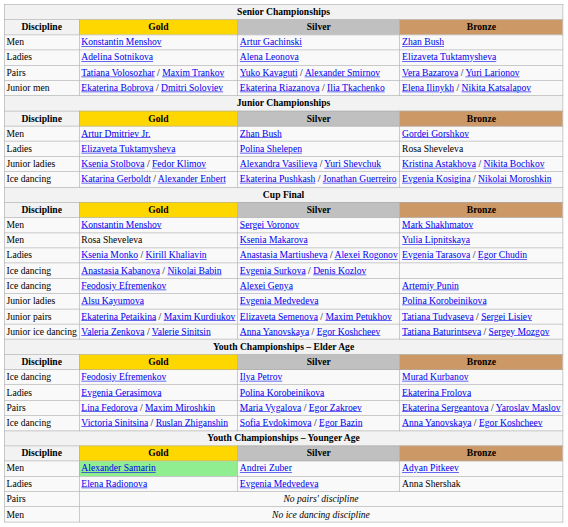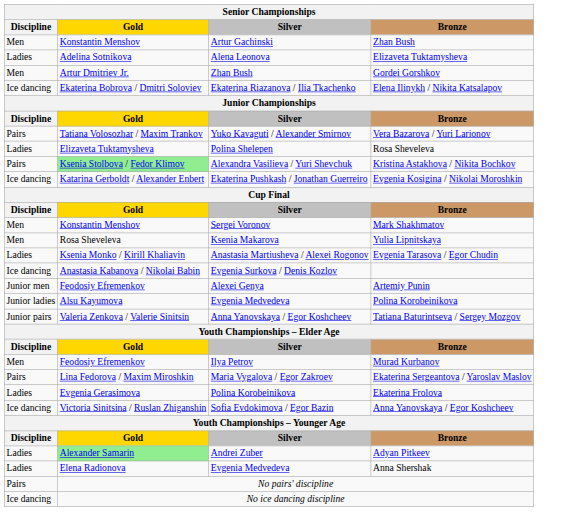rows swapped: (310, 73) <-> (261, 133)
(28, 88) Junior men -> (29, 88) Ice dancing
(31, 164) Junior ladies -> (16, 164) Pairs
(144, 164) no background -> (122, 164) lightgreen background
(29, 286) Ice dancing -> (28, 286) Junior men
- row: (316, 316)
(42, 331) Junior ice dancing -> (29, 316) Junior pairs
(29, 377) Ice dancing -> (15, 362) Men
rows swapped: (282, 392) <-> (301, 407)
(15, 468) Men -> (19, 453) Ladies
(15, 514) Men -> (29, 499) Ice dancing
